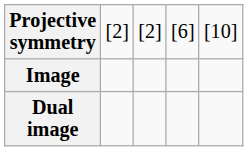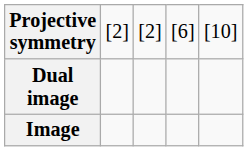rows swapped: (53, 75) <-> (53, 118)
